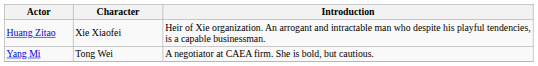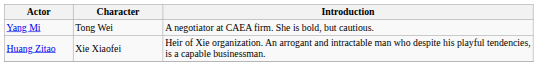rows swapped: (24, 54) <-> (31, 33)
